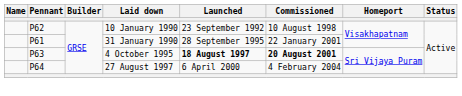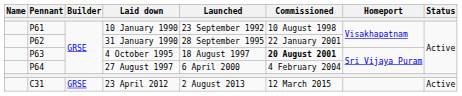(37, 28) P62 -> (37, 28) P61
(37, 41) P61 -> (37, 41) P62
(216, 54) bold -> (216, 54) normal
+ row: (137, 84)
